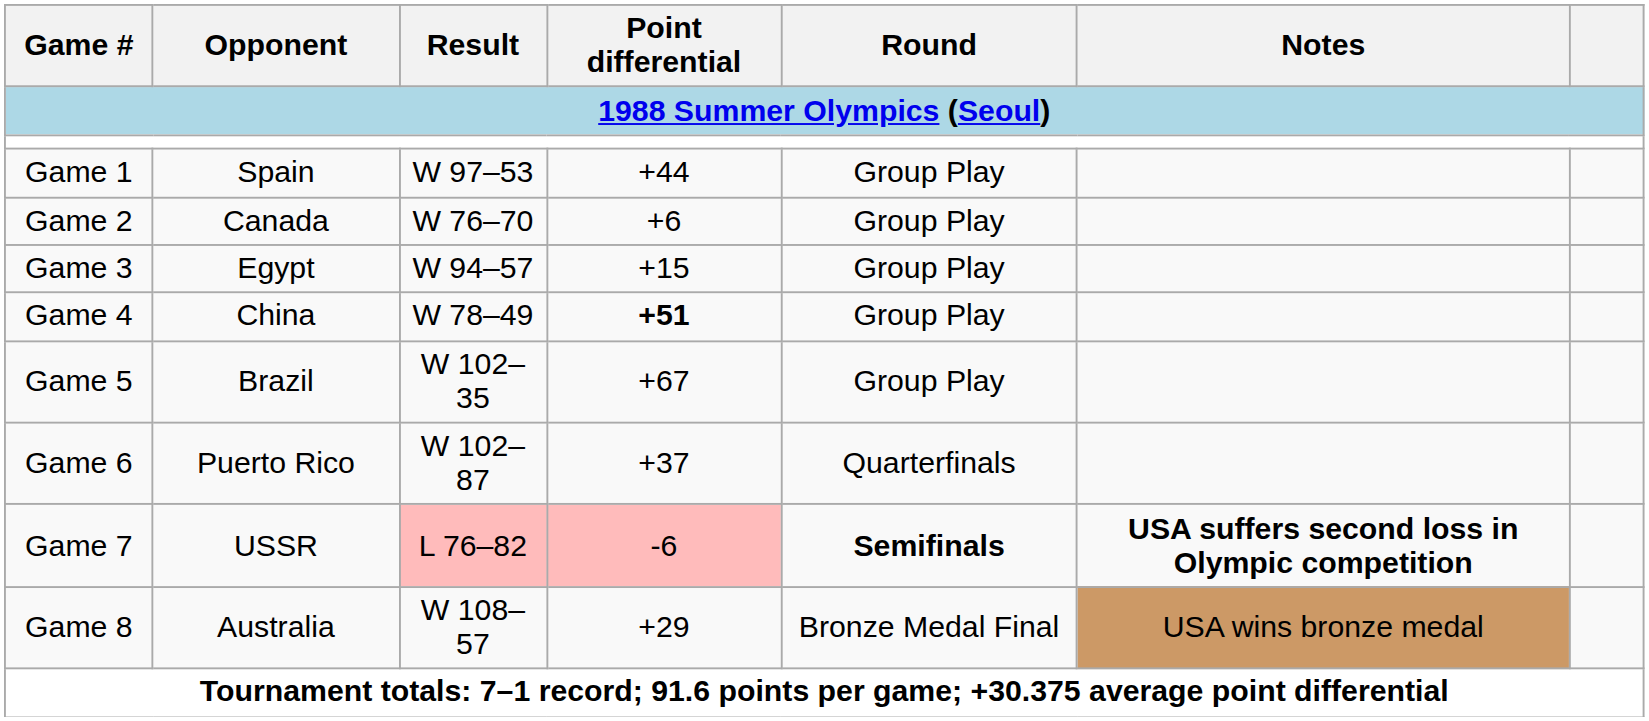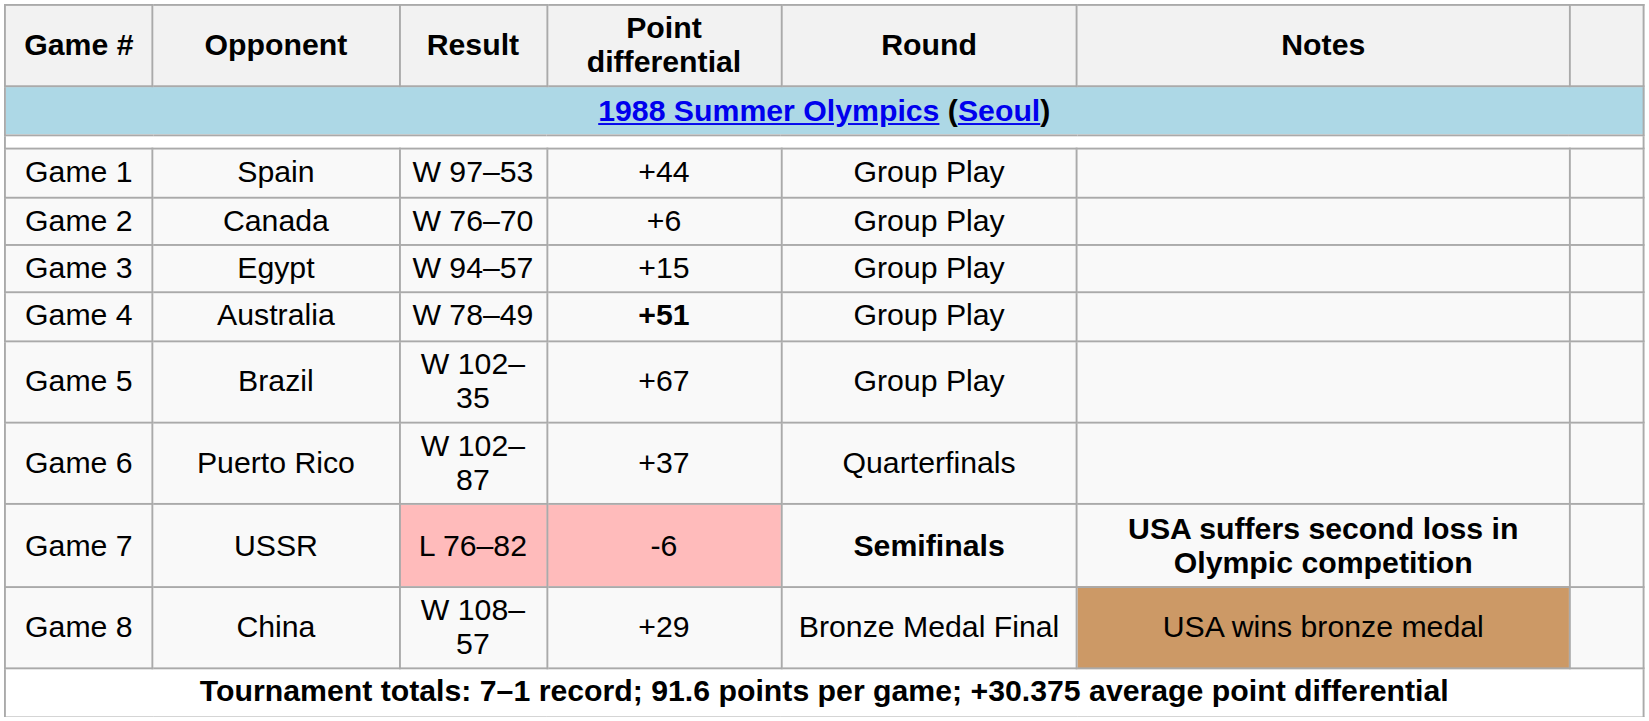(276, 316) China -> (276, 316) Australia
(276, 627) Australia -> (276, 627) China
